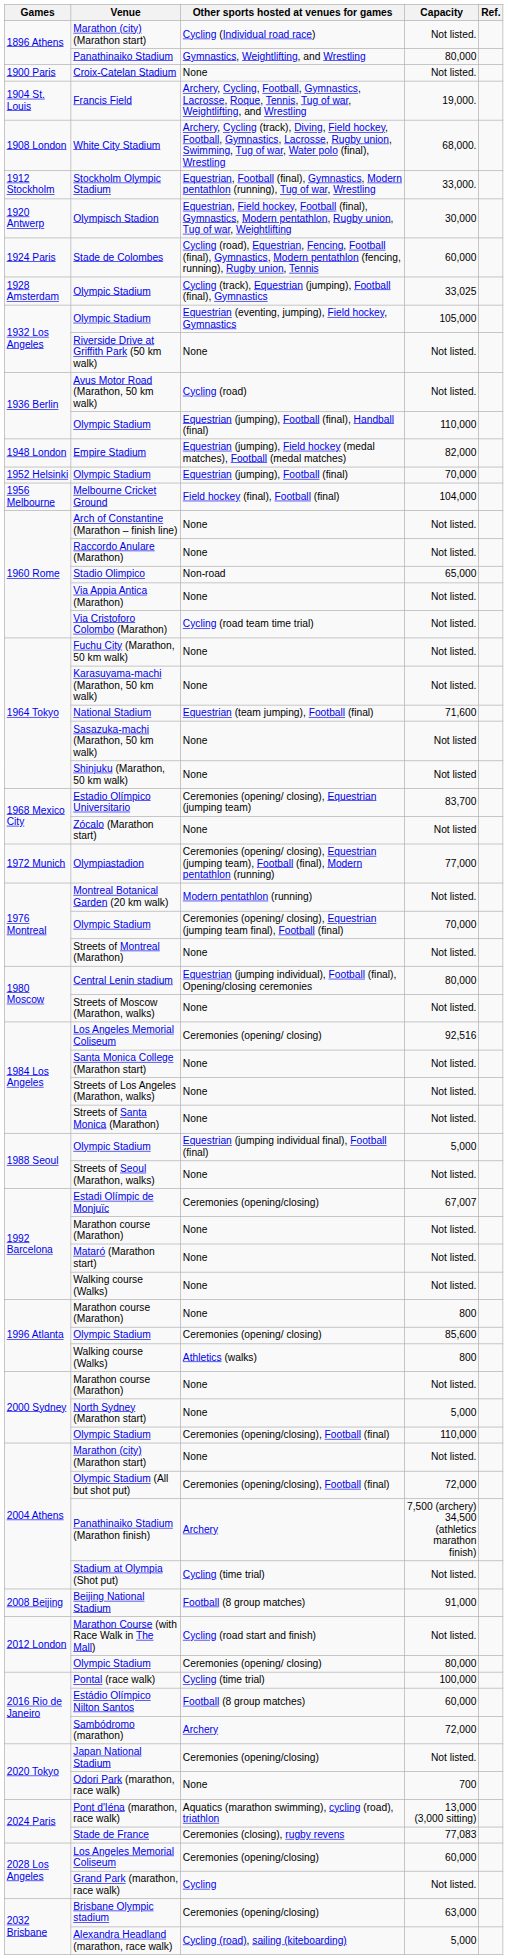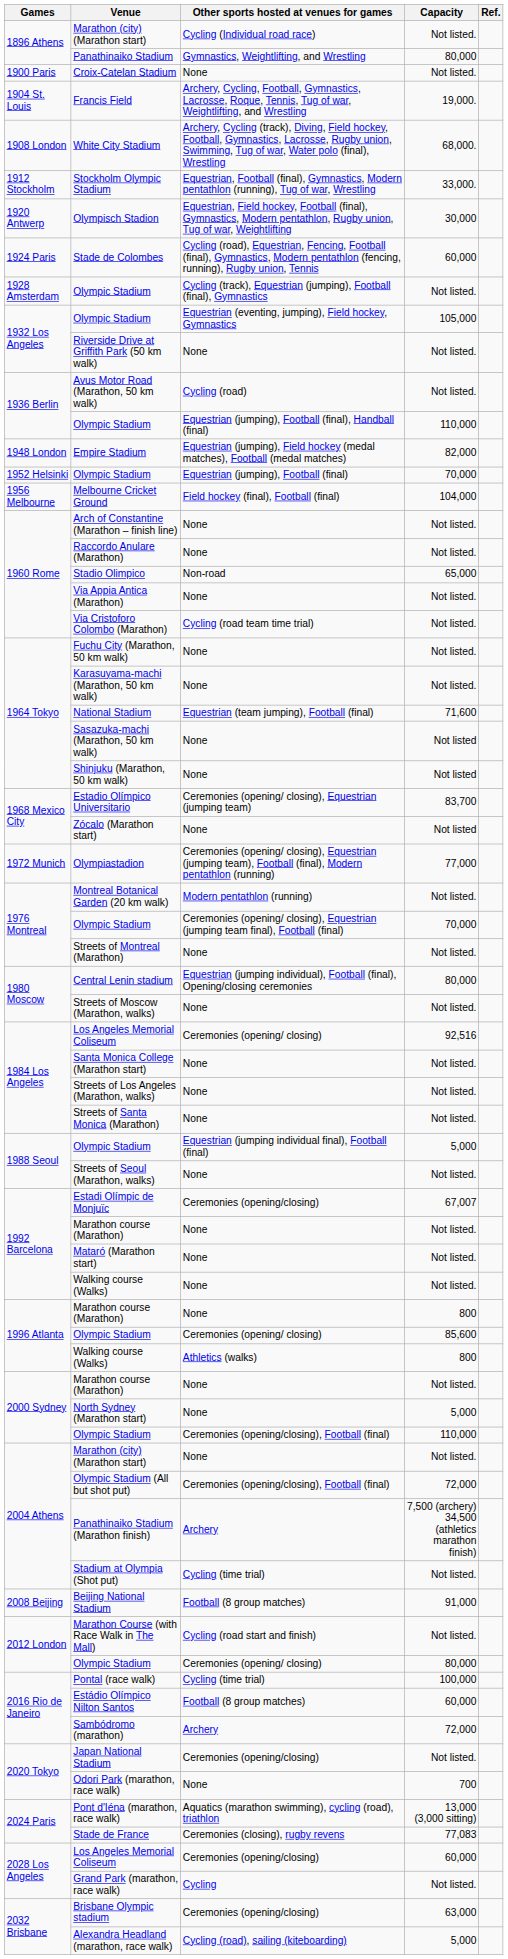(461, 291) 33,025 -> (454, 291) Not listed.
